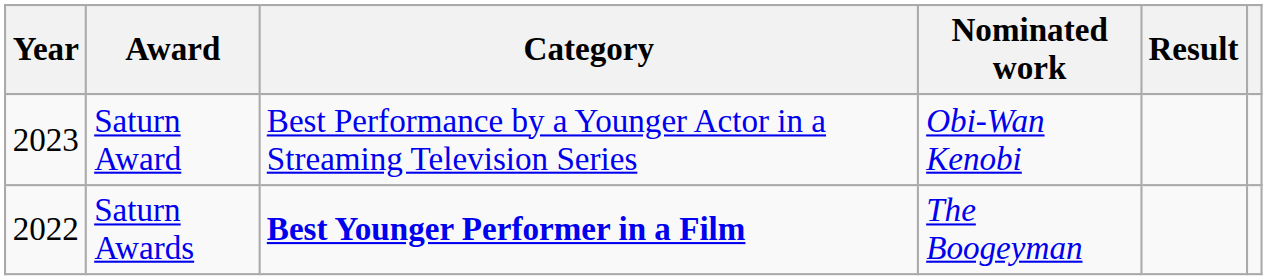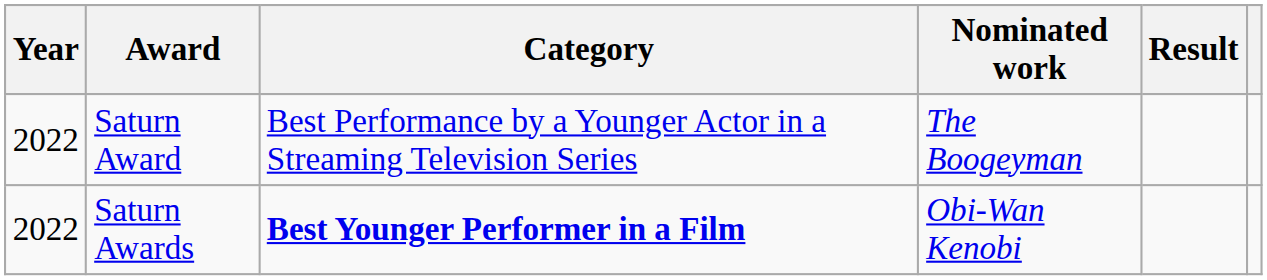(46, 139) 2023 -> (46, 139) 2022
(985, 139) Obi-Wan Kenobi -> (1004, 139) The Boogeyman
(1004, 228) The Boogeyman -> (985, 228) Obi-Wan Kenobi
